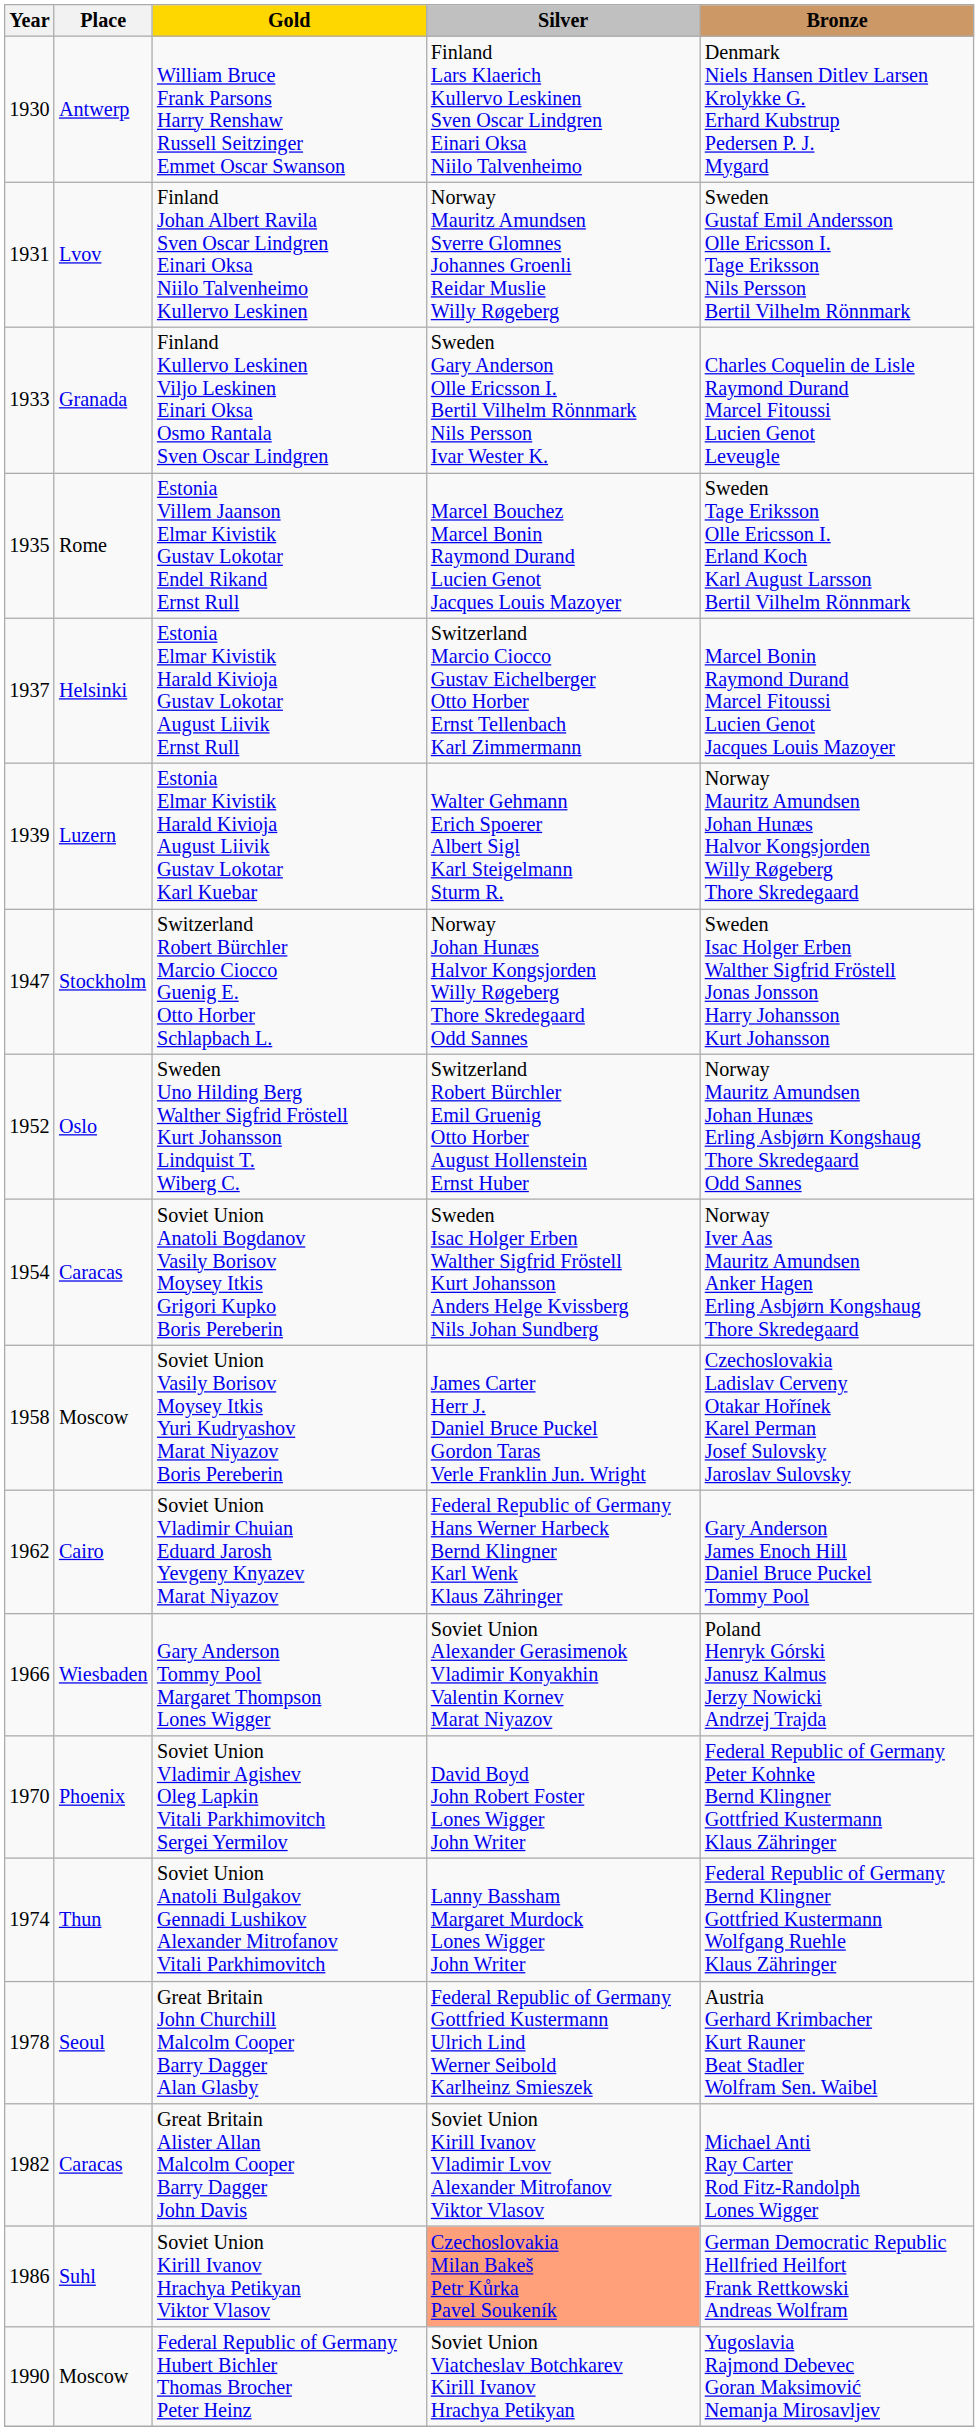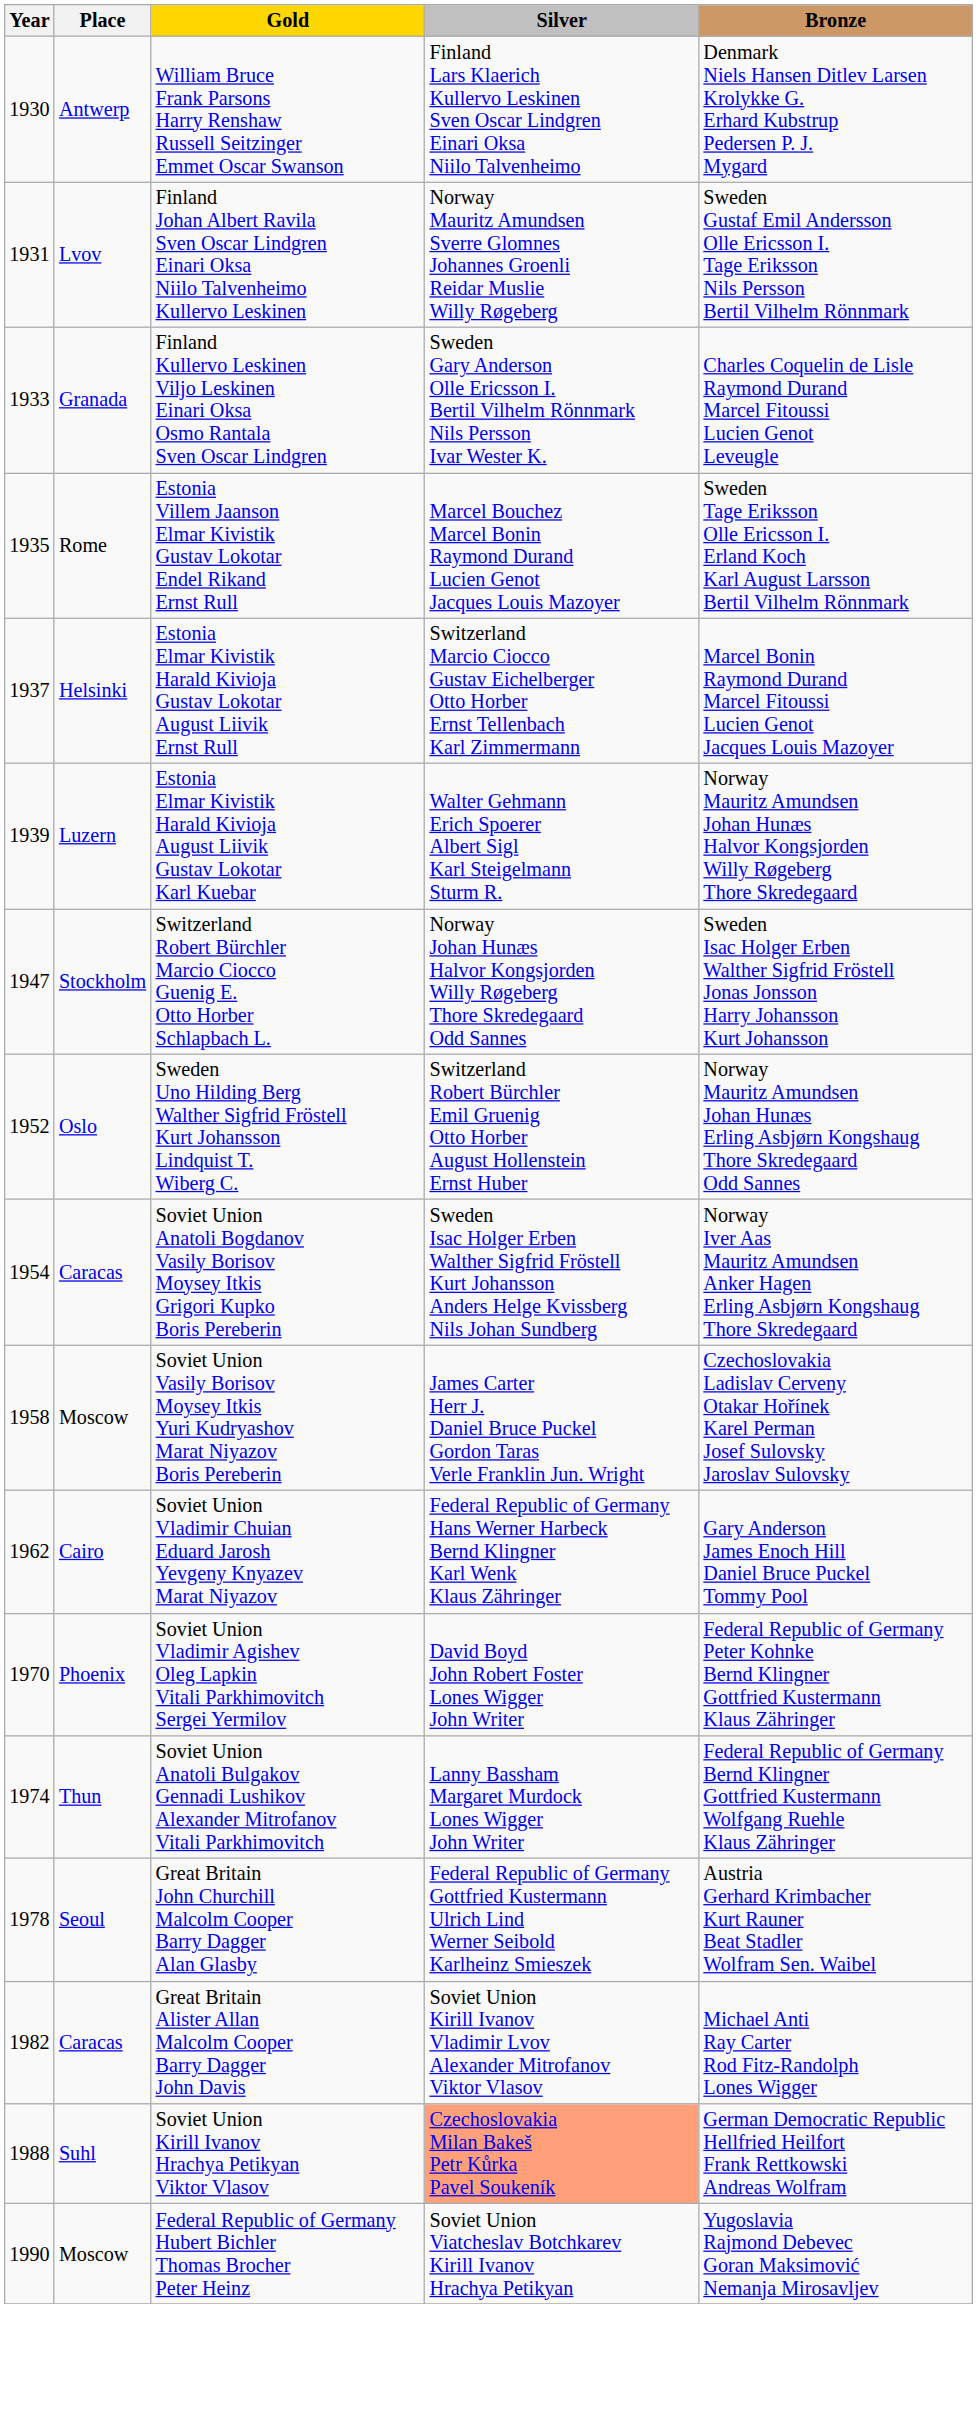- row: (239, 1685)
(29, 2276) 1986 -> (29, 2153) 1988
